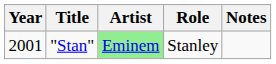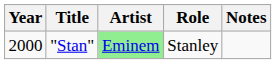(25, 44) 2001 -> (25, 44) 2000
